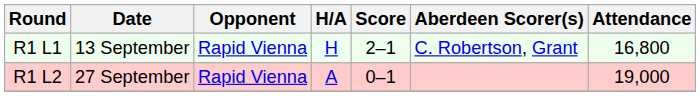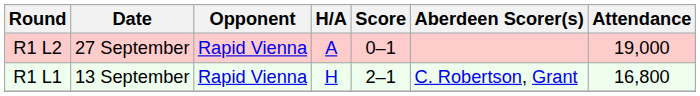rows swapped: (38, 47) <-> (38, 76)
